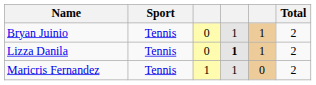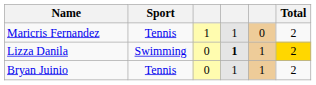rows swapped: (53, 70) <-> (38, 32)
(161, 51) Tennis -> (161, 51) Swimming
(293, 51) no background -> (293, 51) gold background
